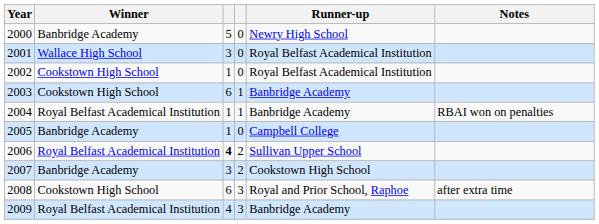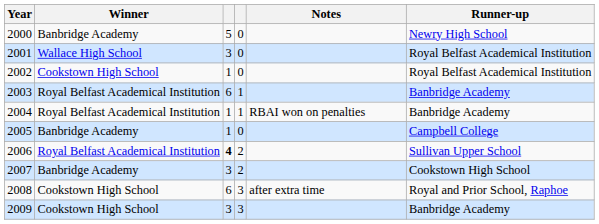columns swapped: (340, 14) <-> (514, 14)
(98, 92) Cookstown High School -> (129, 92) Royal Belfast Academical Institution
(129, 209) Royal Belfast Academical Institution -> (98, 209) Cookstown High School
(229, 209) 4 -> (229, 209) 3
